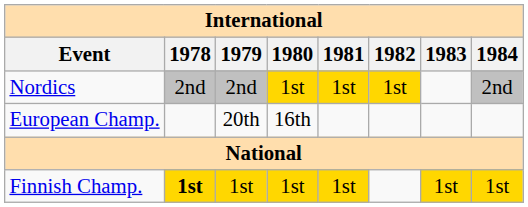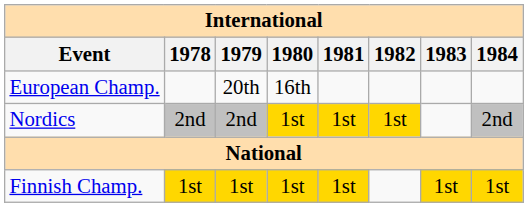rows swapped: (85, 119) <-> (42, 86)
(190, 185) bold -> (190, 185) normal
